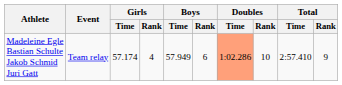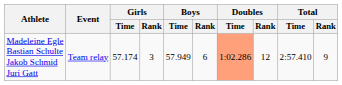(152, 57) 4 -> (152, 57) 3
(265, 57) 10 -> (265, 57) 12
